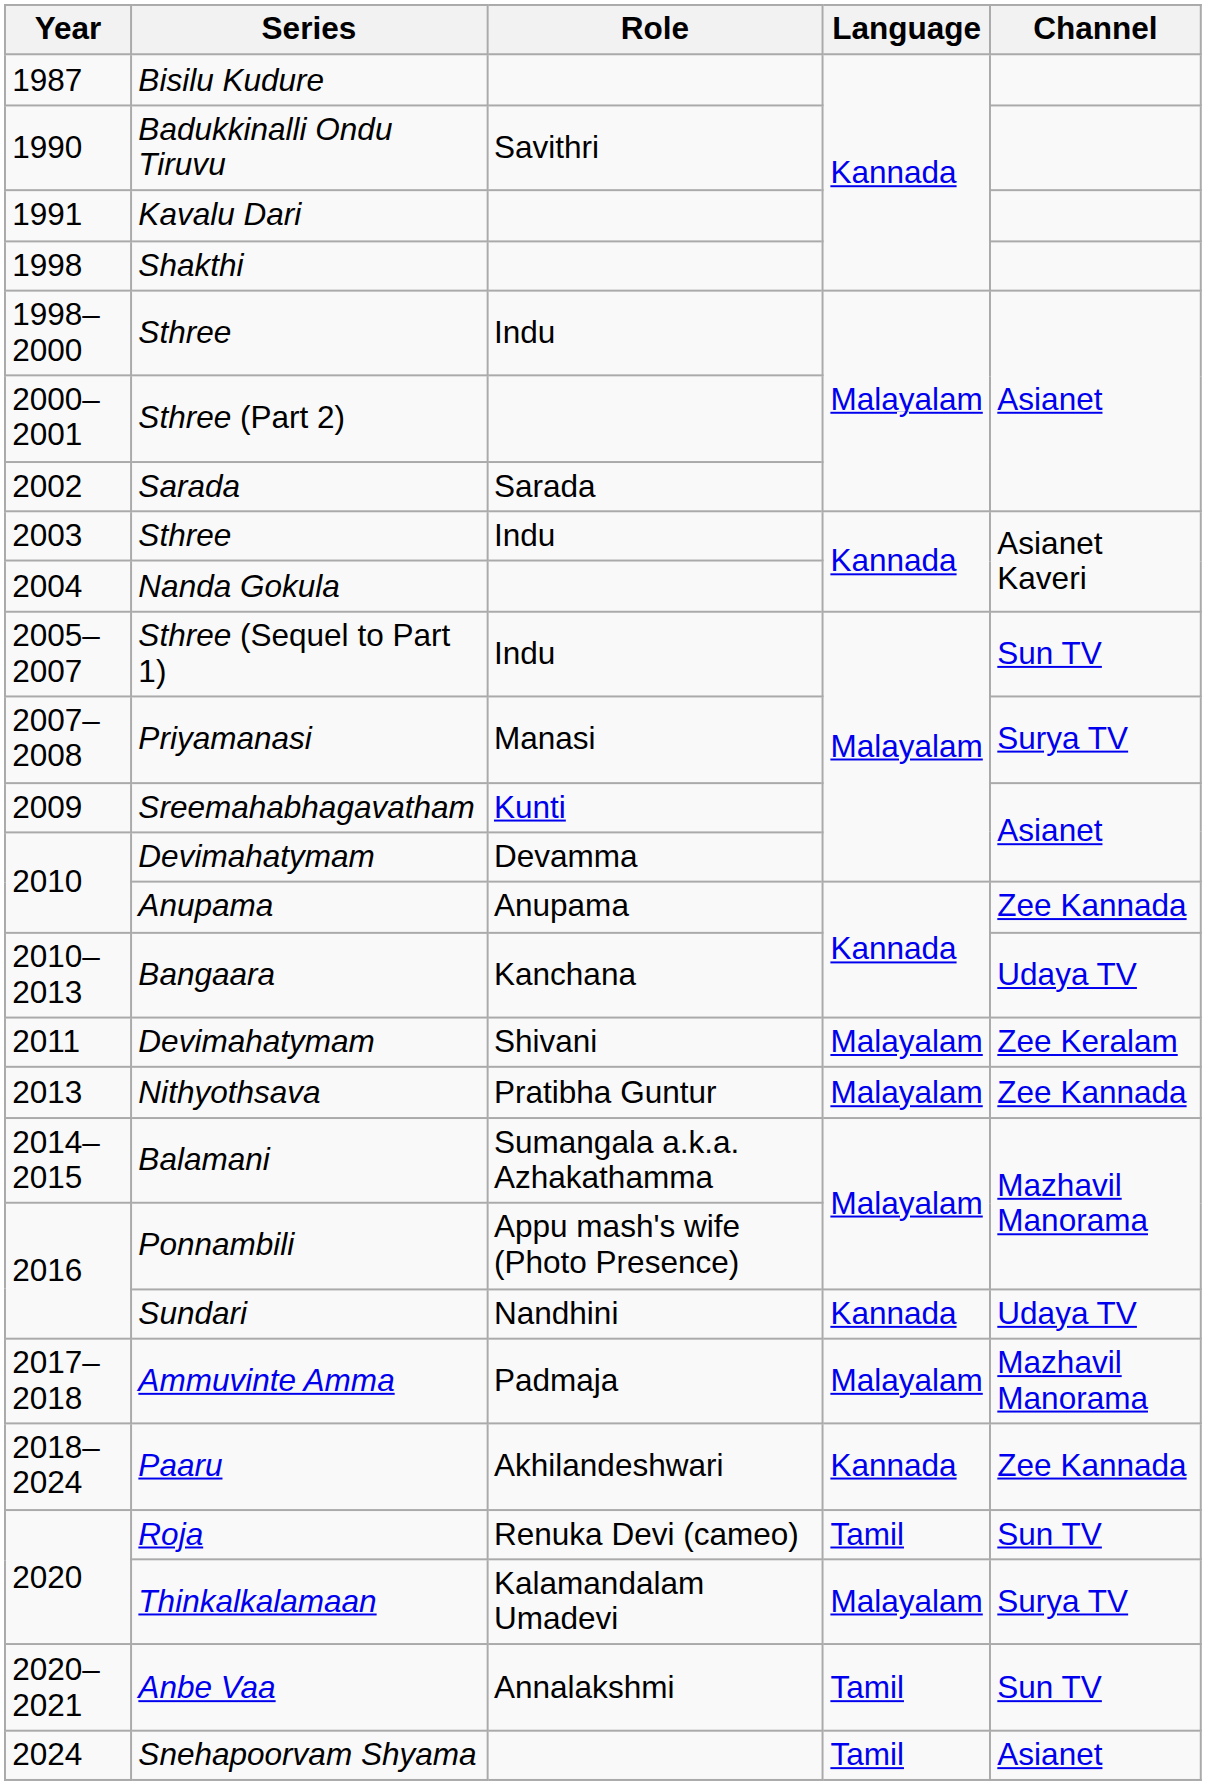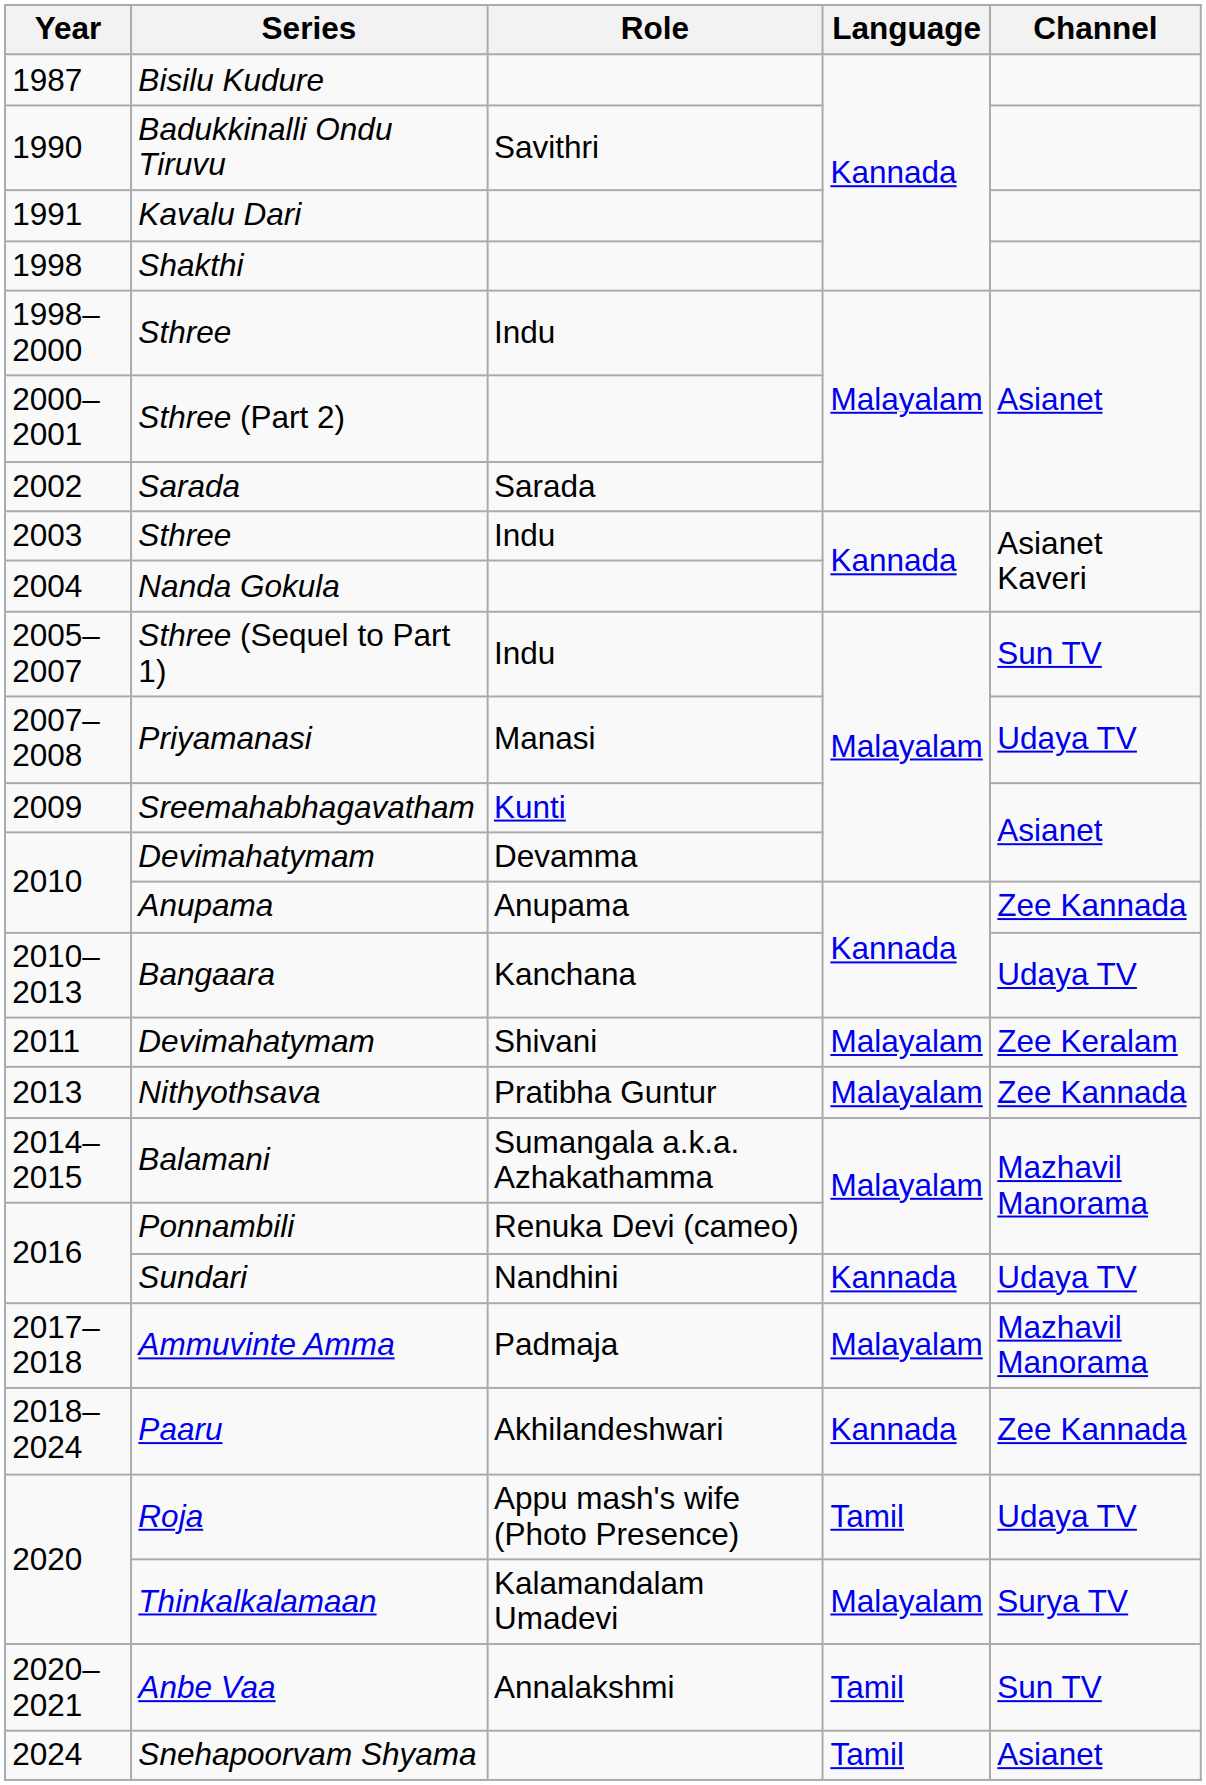(1063, 738) Surya TV -> (1067, 738) Udaya TV
(617, 1245) Appu mash's wife (Photo Presence) -> (646, 1227) Renuka Devi (cameo)
(646, 1533) Renuka Devi (cameo) -> (617, 1516) Appu mash's wife (Photo Presence)
(1050, 1533) Sun TV -> (1067, 1516) Udaya TV
